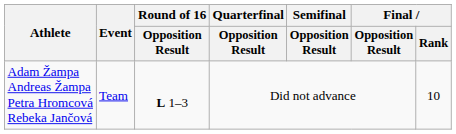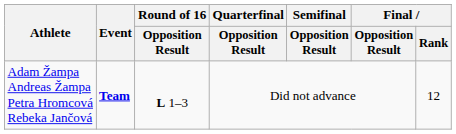(114, 95) normal -> (115, 95) bold
(434, 95) 10 -> (434, 95) 12
